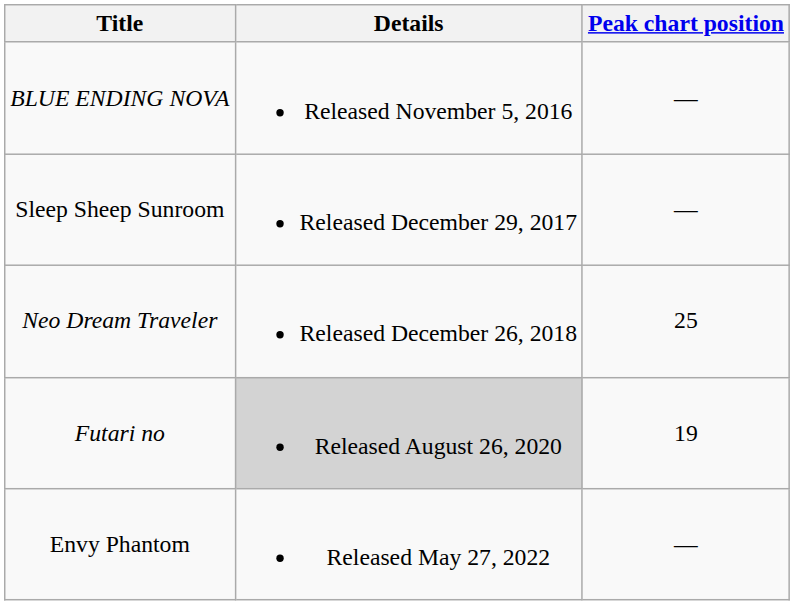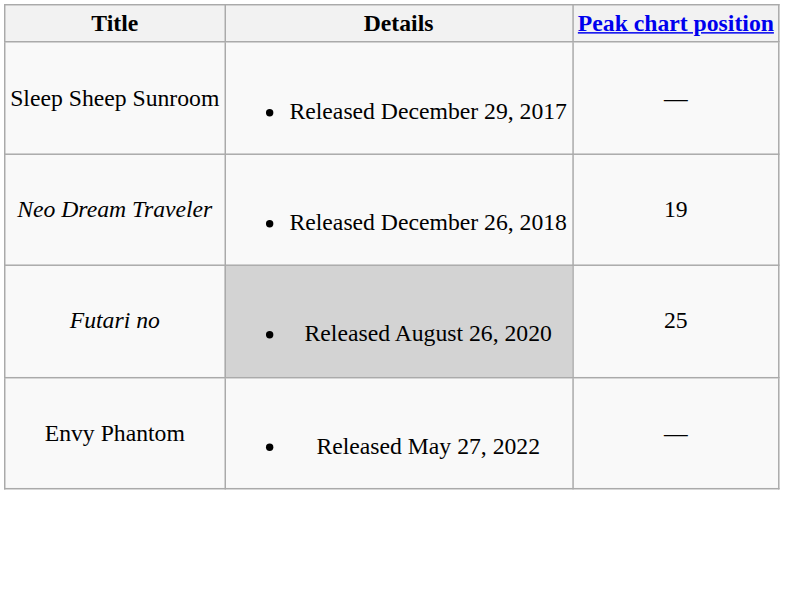- row: (120, 97)
(686, 320) 25 -> (676, 209) 19
(686, 432) 19 -> (676, 320) 25
